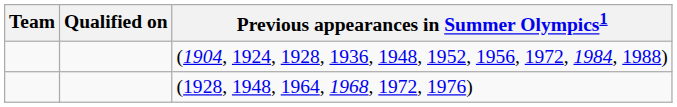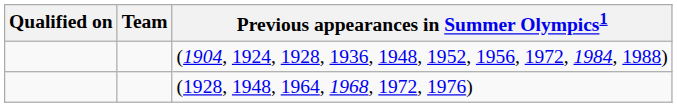columns swapped: (32, 22) <-> (116, 22)
